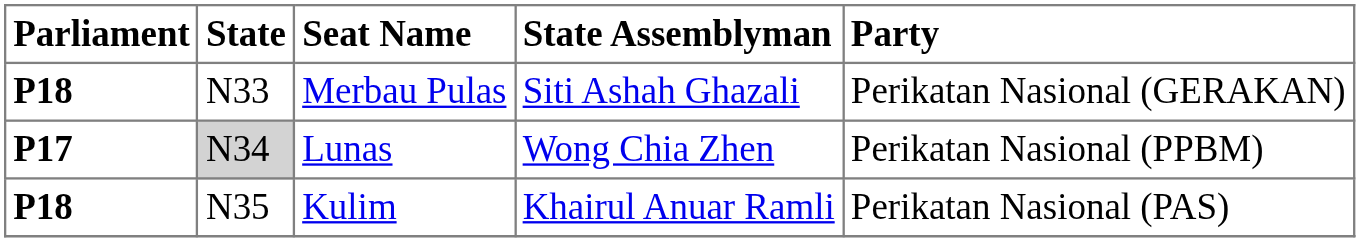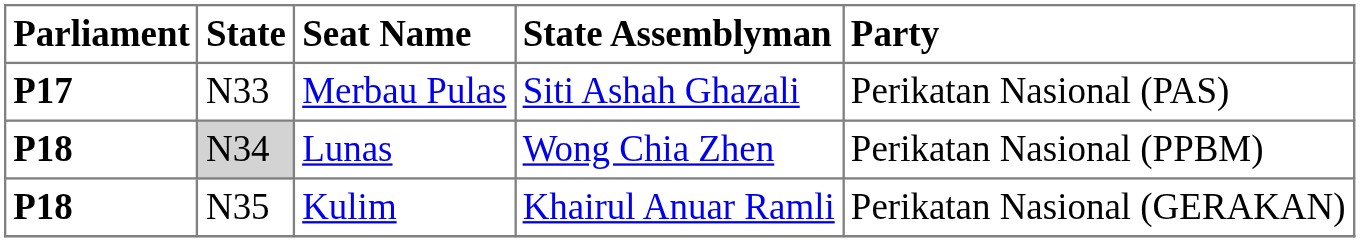(43, 91) P18 -> (43, 91) P17
(1098, 91) Perikatan Nasional (GERAKAN) -> (1040, 91) Perikatan Nasional (PAS)
(43, 148) P17 -> (43, 148) P18
(1040, 206) Perikatan Nasional (PAS) -> (1098, 206) Perikatan Nasional (GERAKAN)
